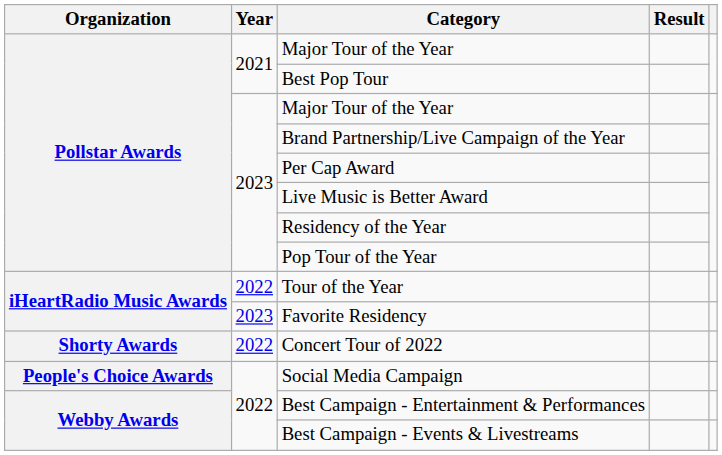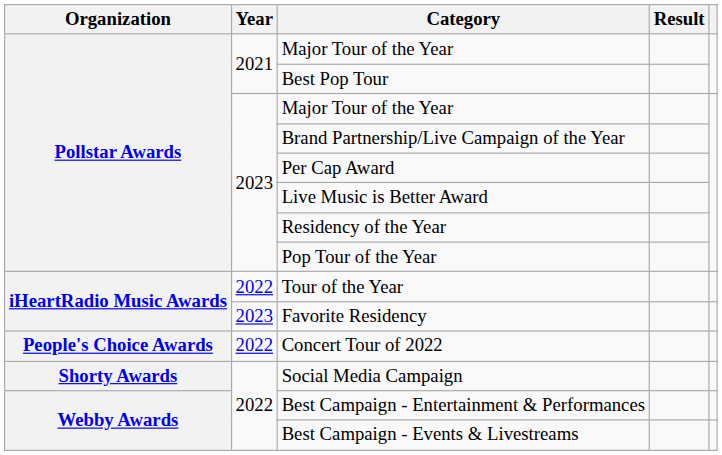(118, 345) Shorty Awards -> (118, 345) People's Choice Awards
(118, 375) People's Choice Awards -> (118, 375) Shorty Awards
